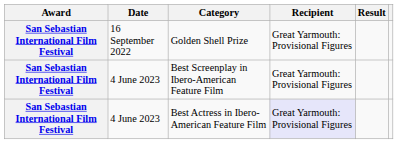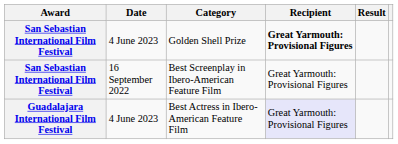(132, 40) 16 September 2022 -> (133, 40) 4 June 2023
(312, 40) normal -> (310, 40) bold
(135, 79) 4 June 2023 -> (131, 79) 16 September 2022
(56, 118) San Sebastian International Film Festival -> (55, 118) Guadalajara International Film Festival
